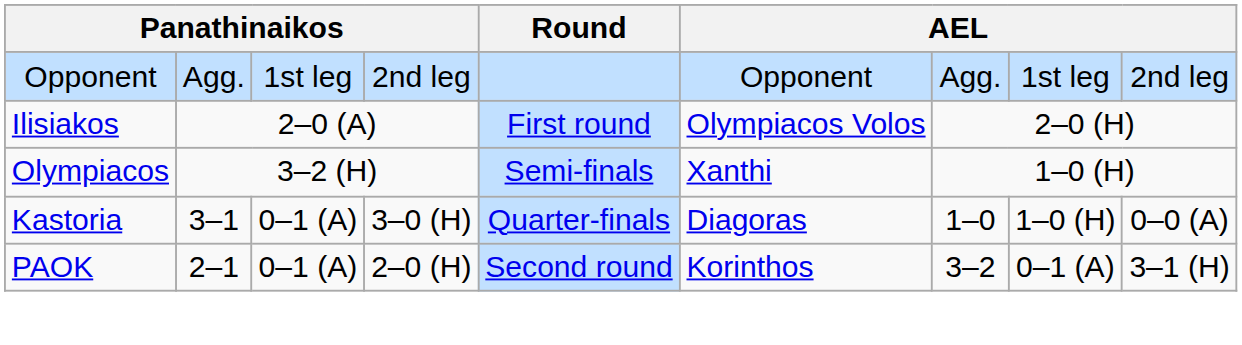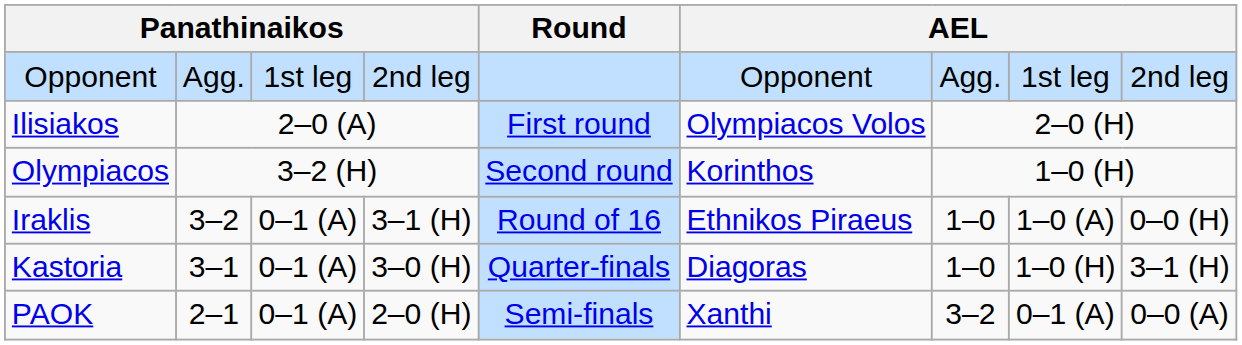(579, 171) Semi-finals -> (579, 171) Second round
(729, 171) Xanthi -> (750, 171) Korinthos
+ row: (51, 219)
(1180, 219) 0–0 (A) -> (1180, 266) 3–1 (H)
(579, 266) Second round -> (579, 314) Semi-finals
(750, 266) Korinthos -> (729, 314) Xanthi
(1180, 266) 3–1 (H) -> (1180, 314) 0–0 (A)
